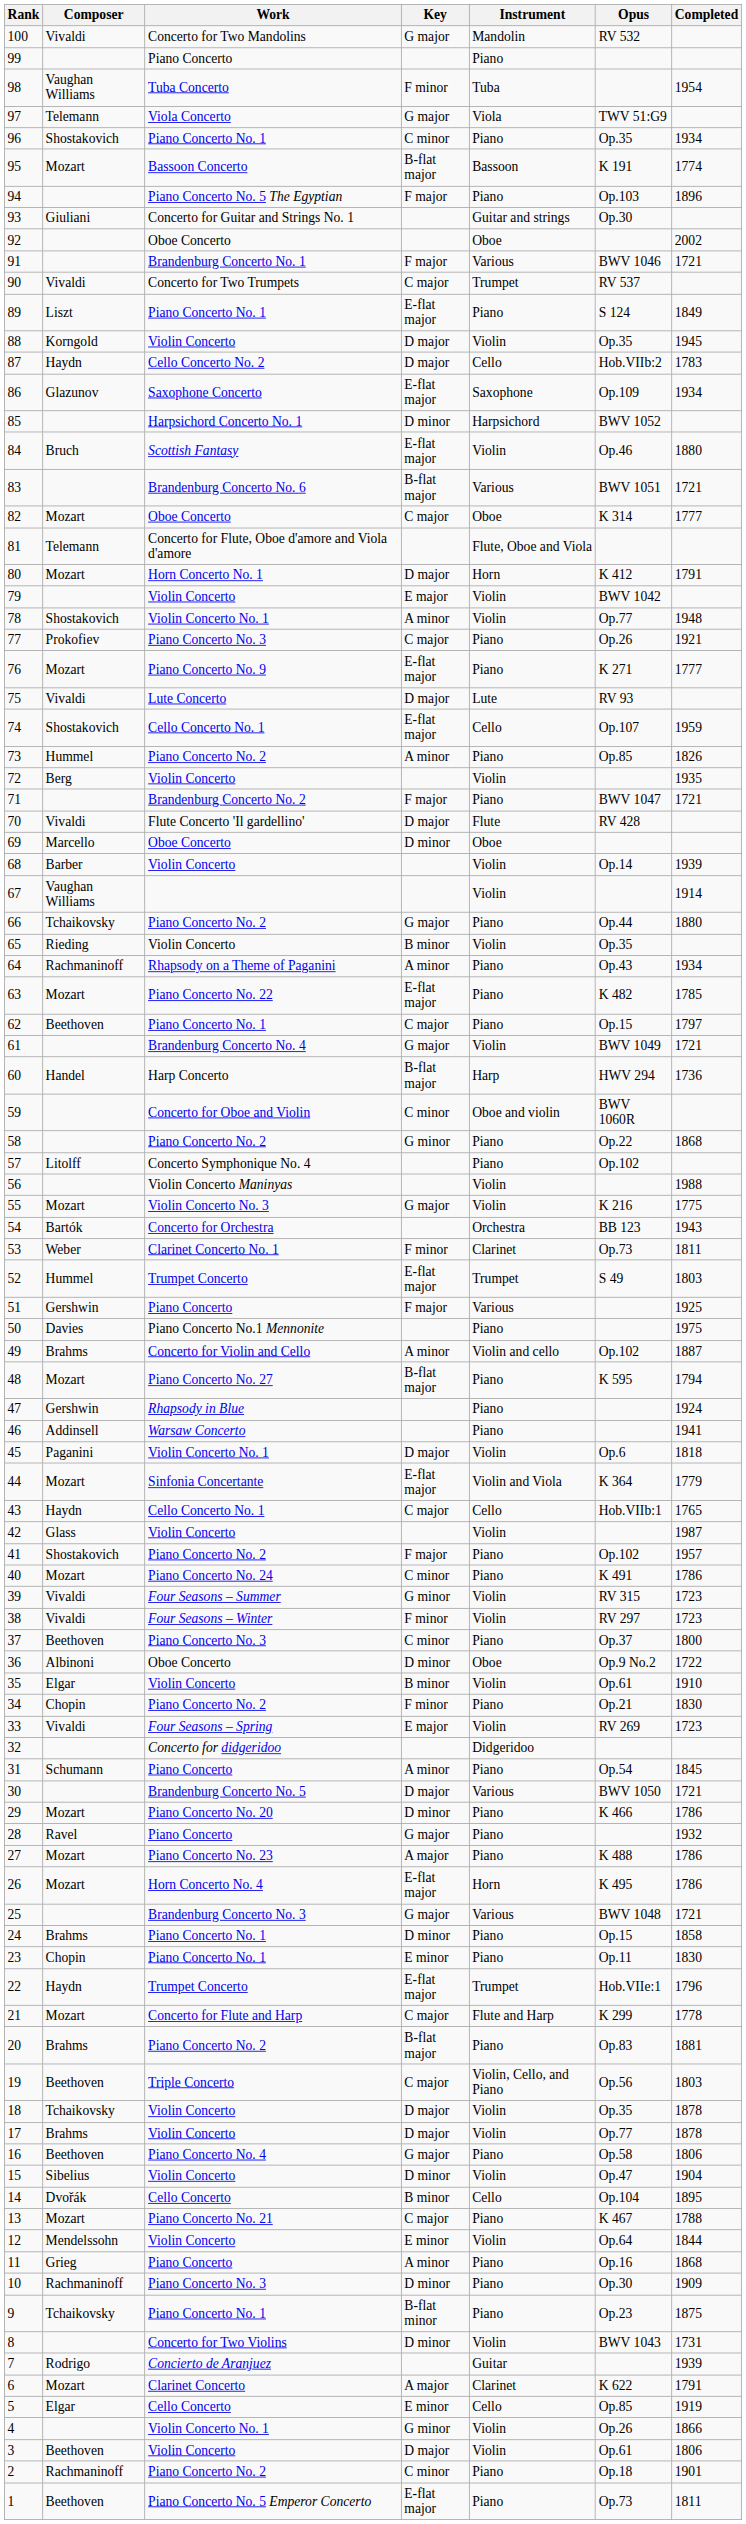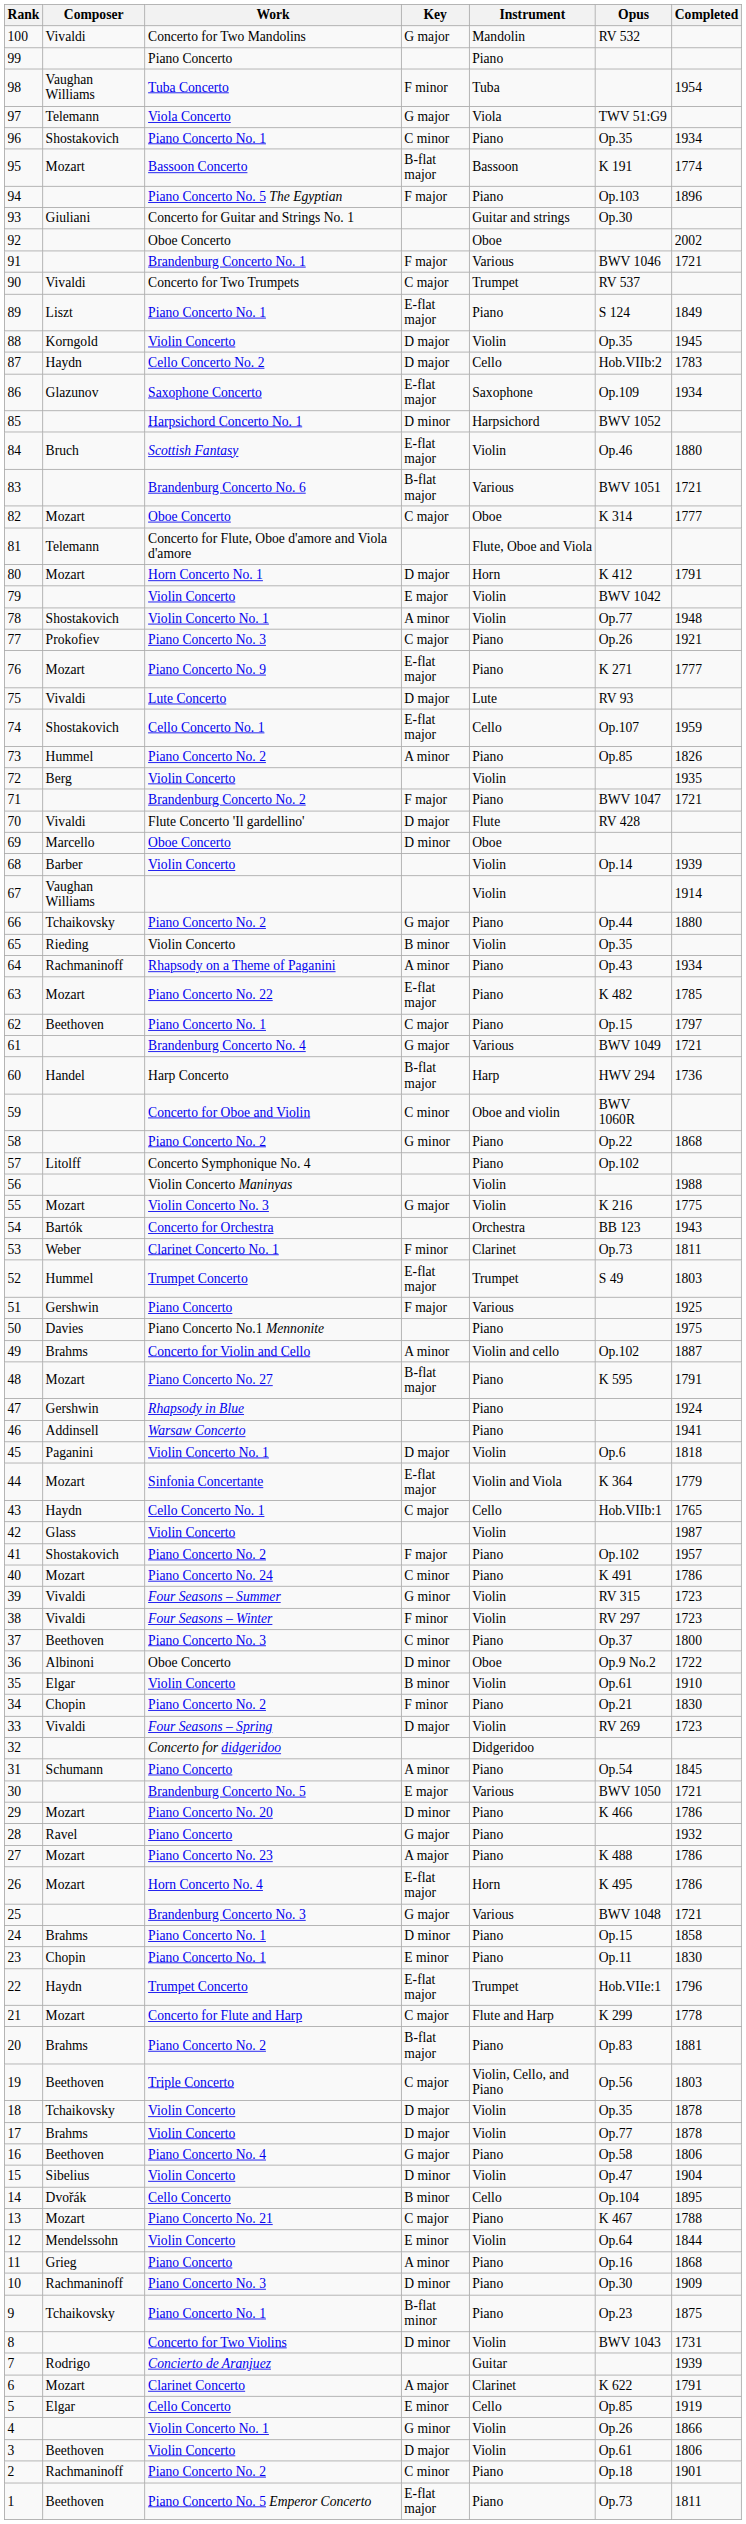(489, 1046) Violin -> (493, 1046) Various
(688, 1380) 1794 -> (688, 1380) 1791
(426, 1726) E major -> (427, 1726) D major
(427, 1791) D major -> (426, 1791) E major
